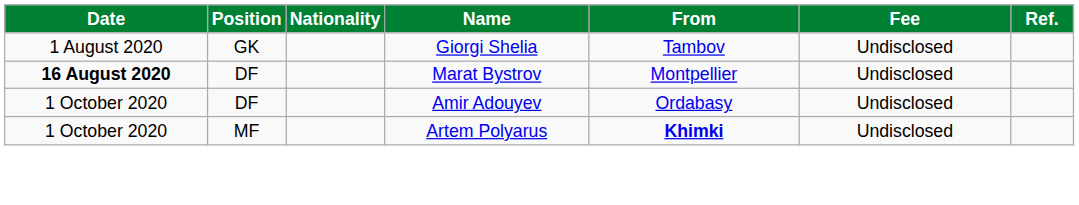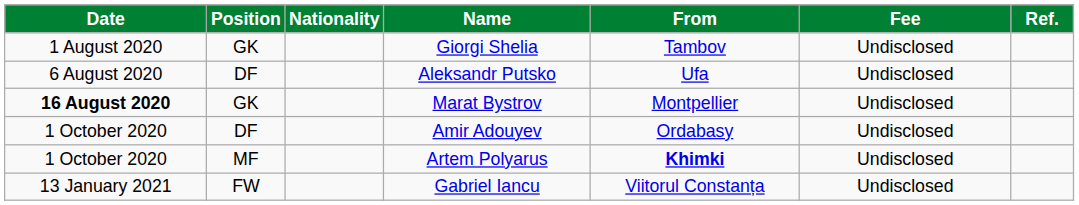+ row: (487, 75)
(247, 75) DF -> (246, 103) GK
+ row: (487, 187)
